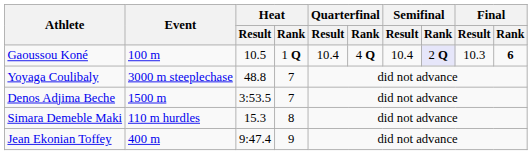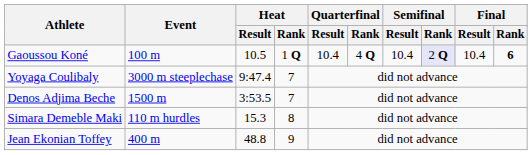(474, 56) 10.3 -> (474, 56) 10.4
(255, 76) 48.8 -> (255, 76) 9:47.4
(255, 139) 9:47.4 -> (255, 139) 48.8
